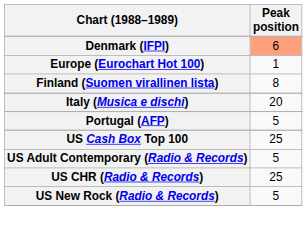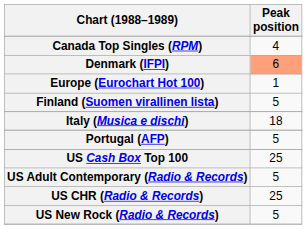+ row: (127, 45)
(276, 83) 8 -> (276, 102) 5
(276, 102) 20 -> (276, 121) 18
